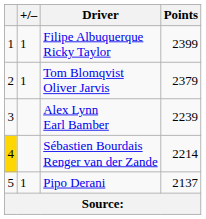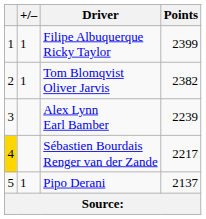(185, 80) 2379 -> (185, 80) 2382
(185, 154) 2214 -> (185, 154) 2217
